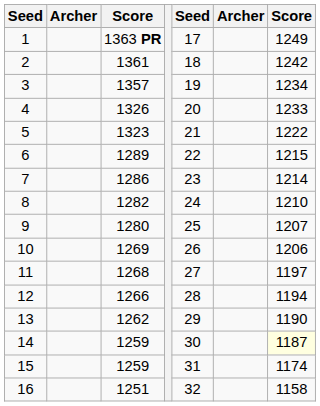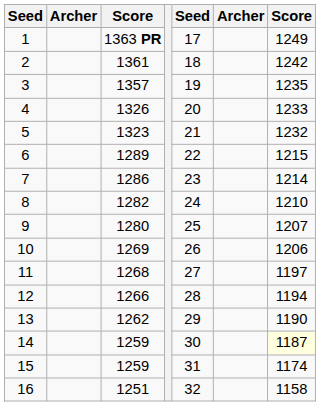(292, 86) 1234 -> (292, 86) 1235
(292, 132) 1222 -> (292, 132) 1232
